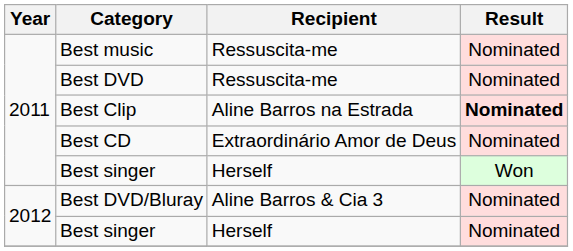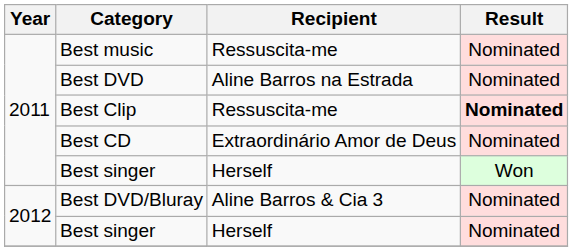(275, 79) Ressuscita-me -> (312, 79) Aline Barros na Estrada
(312, 110) Aline Barros na Estrada -> (275, 110) Ressuscita-me
